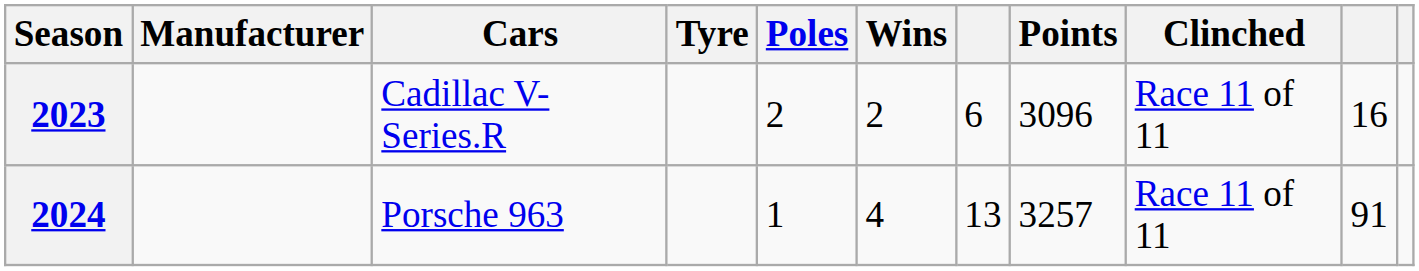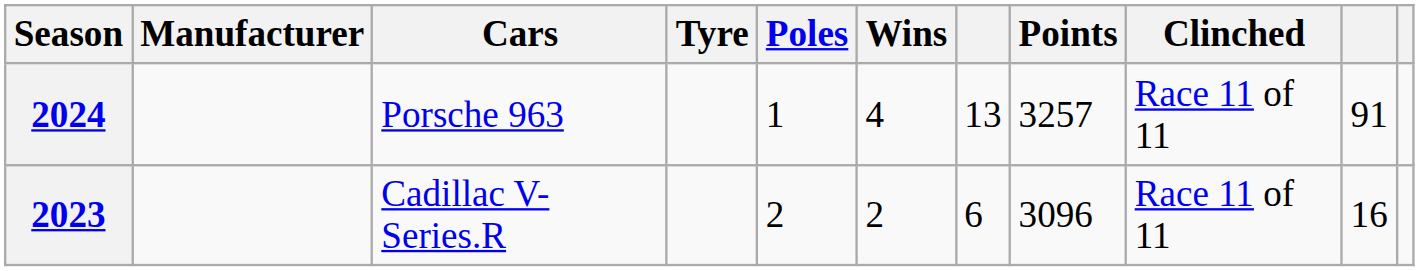rows swapped: (68, 113) <-> (68, 214)
